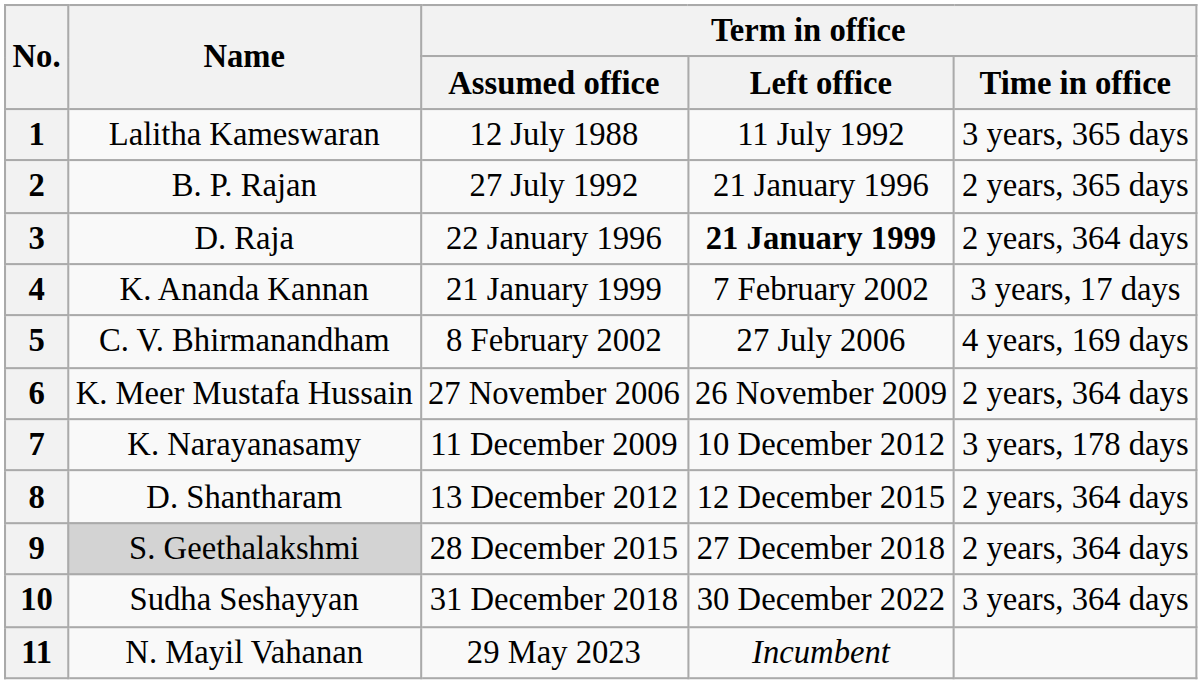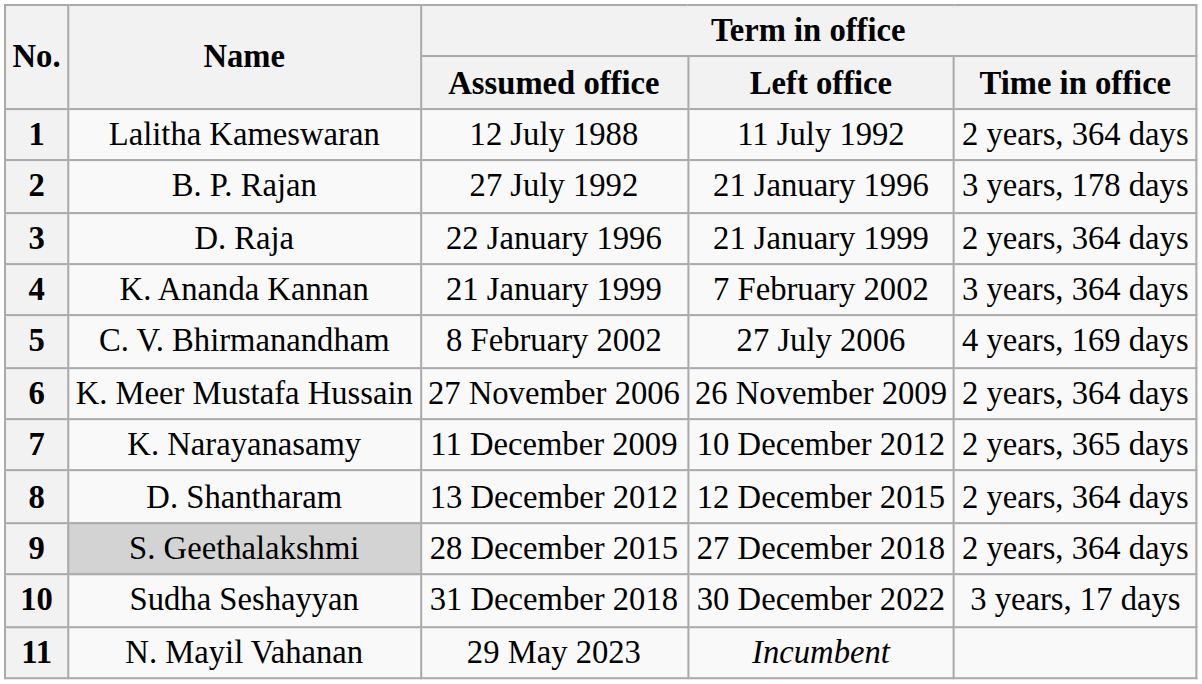(1075, 133) 3 years, 365 days -> (1075, 133) 2 years, 364 days
(1075, 185) 2 years, 365 days -> (1075, 185) 3 years, 178 days
(821, 237) bold -> (821, 237) normal
(1075, 289) 3 years, 17 days -> (1075, 289) 3 years, 364 days
(1075, 444) 3 years, 178 days -> (1075, 444) 2 years, 365 days
(1075, 599) 3 years, 364 days -> (1075, 599) 3 years, 17 days
